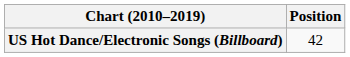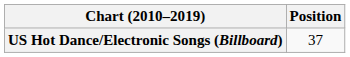(315, 40) 42 -> (315, 40) 37
